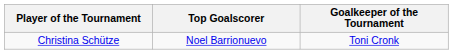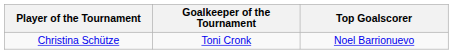columns swapped: (226, 18) <-> (374, 18)
